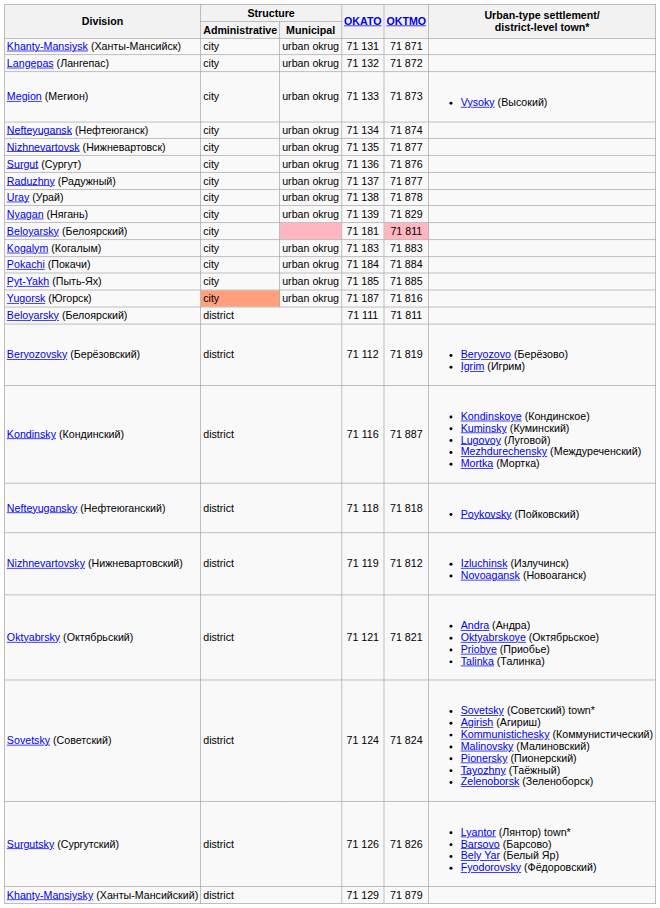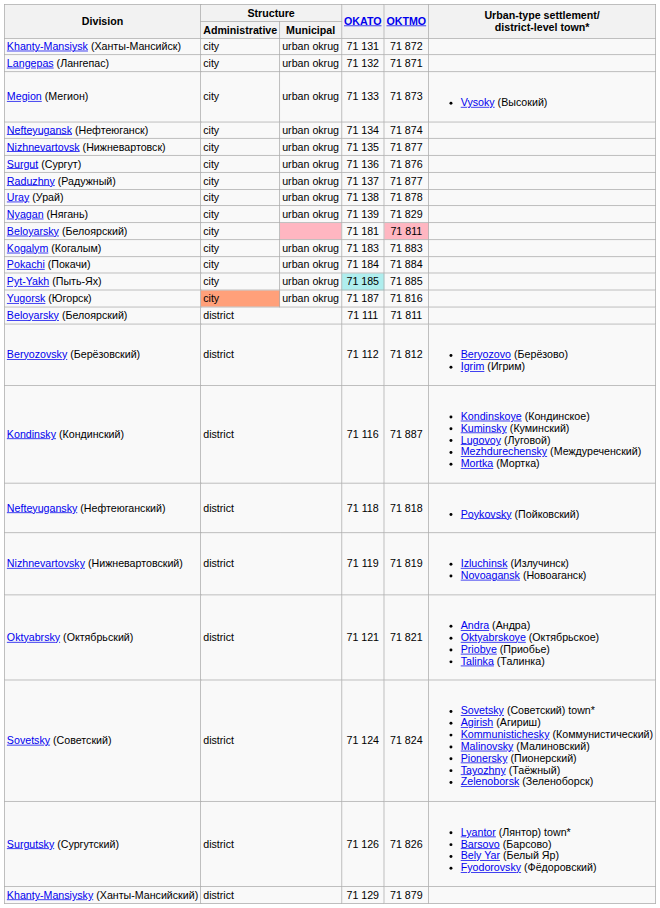(406, 47) 71 871 -> (406, 47) 71 872
(406, 64) 71 872 -> (406, 64) 71 871
(363, 282) no background -> (363, 282) paleturquoise background
(406, 355) 71 819 -> (406, 355) 71 812
(406, 564) 71 812 -> (406, 564) 71 819
